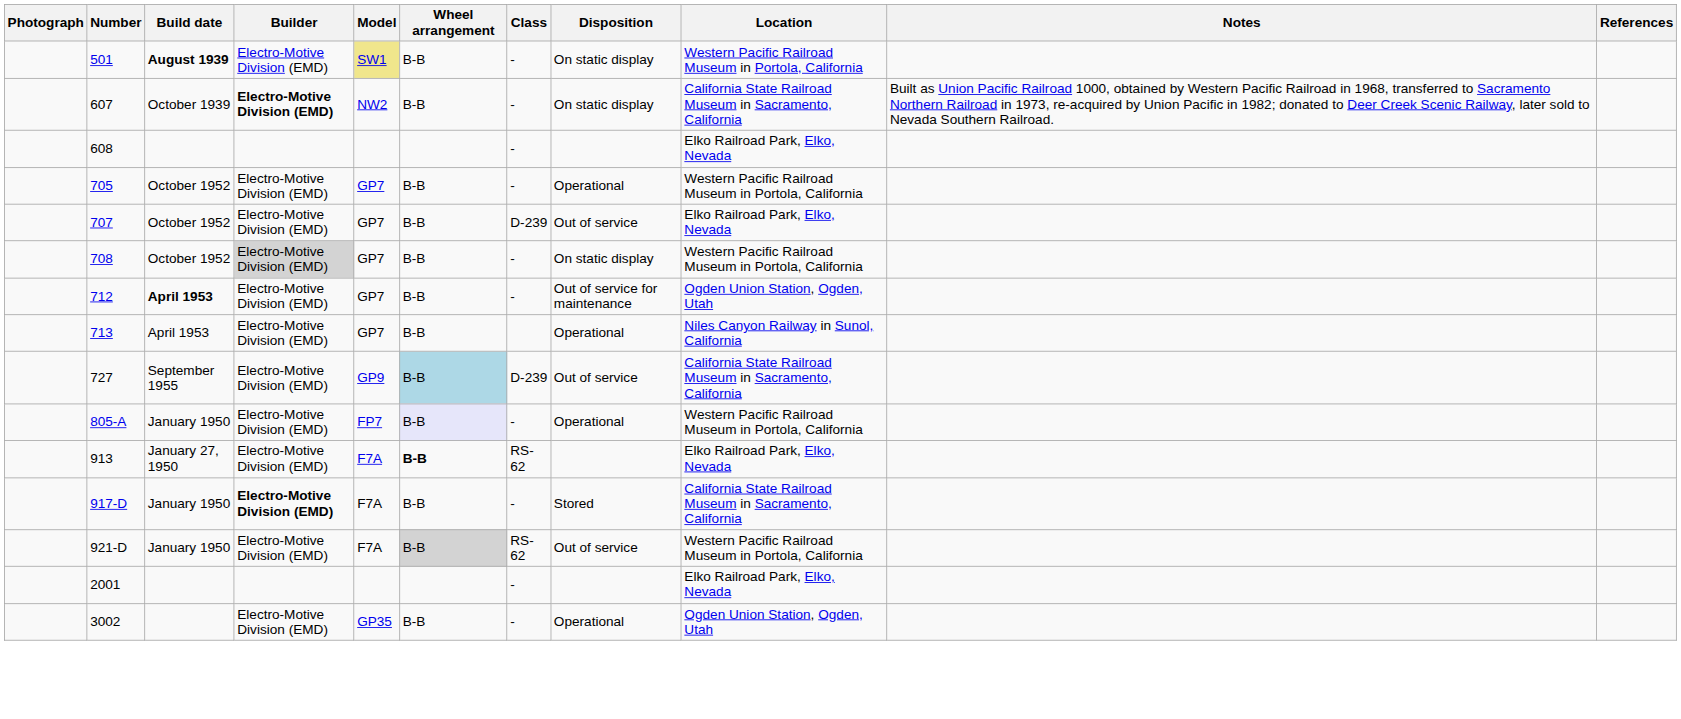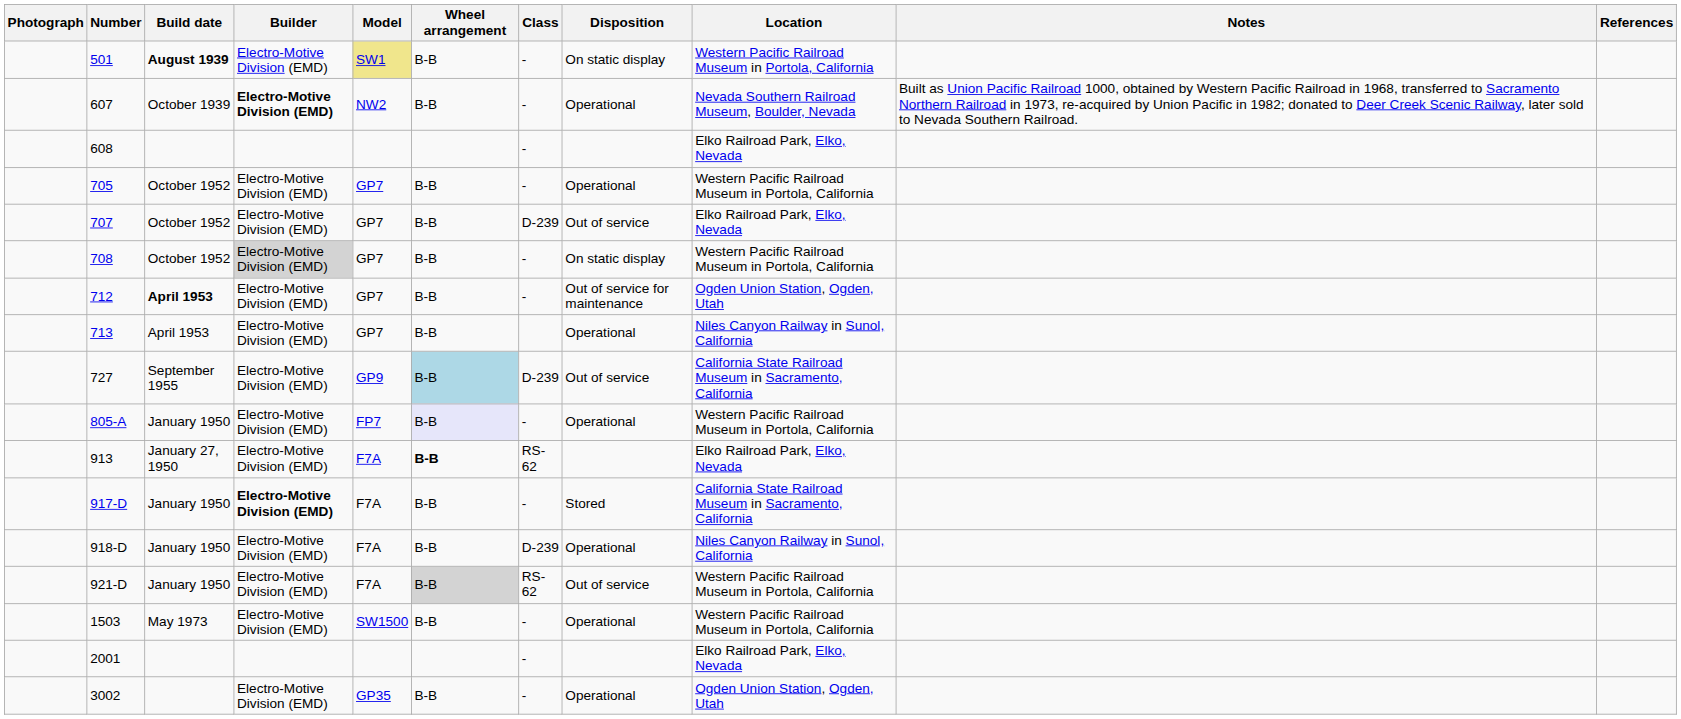(604, 104) On static display -> (600, 104) Operational
(758, 104) California State Railroad Museum in Sacramento, California -> (775, 104) Nevada Southern Railroad Museum, Boulder, Nevada
+ row: (109, 548)
+ row: (105, 621)
